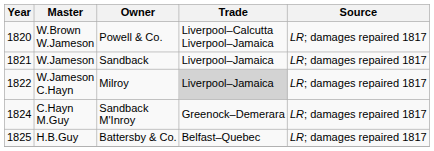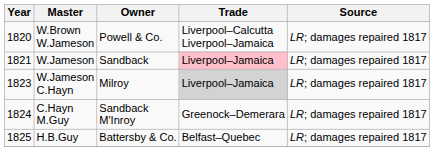(228, 60) no background -> (228, 60) pink background
(19, 84) 1822 -> (19, 84) 1823
